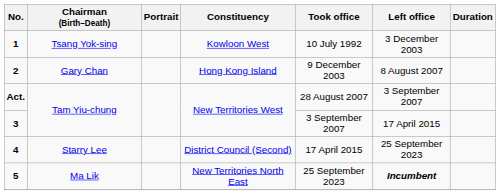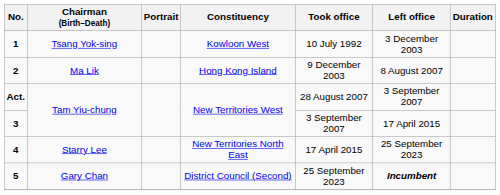(84, 70) Gary Chan -> (84, 70) Ma Lik
(238, 150) District Council (Second) -> (238, 150) New Territories North East
(84, 176) Ma Lik -> (84, 176) Gary Chan
(238, 176) New Territories North East -> (238, 176) District Council (Second)
